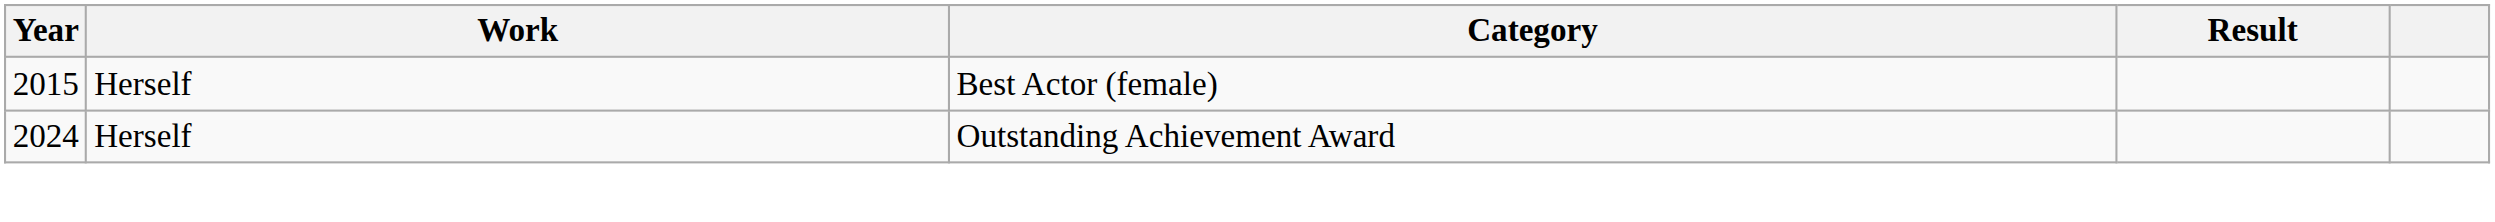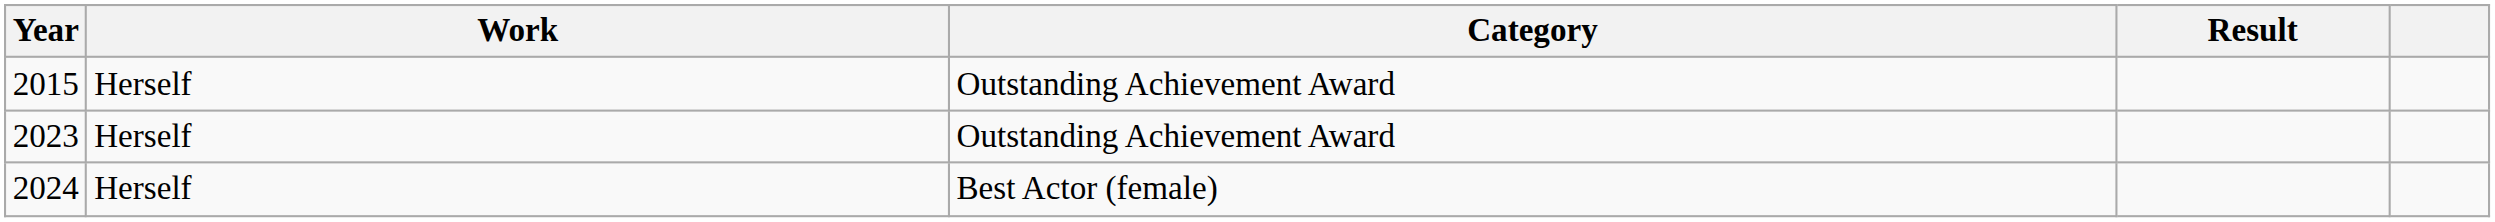(1087, 83) Best Actor (female) -> (1176, 83) Outstanding Achievement Award
+ row: (46, 135)
(1176, 135) Outstanding Achievement Award -> (1087, 188) Best Actor (female)
